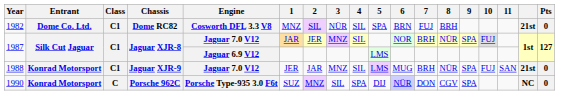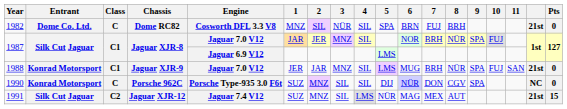(115, 26) C1 -> (115, 26) C
(359, 83) SPA -> (365, 83) SIL
+ row: (15, 97)
